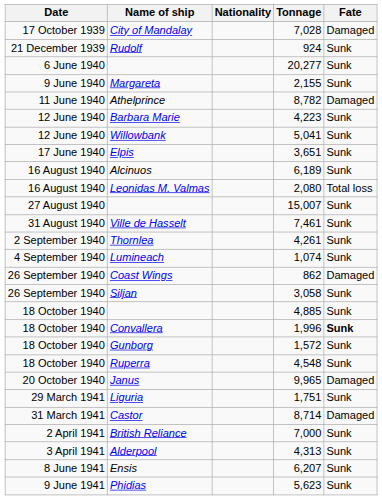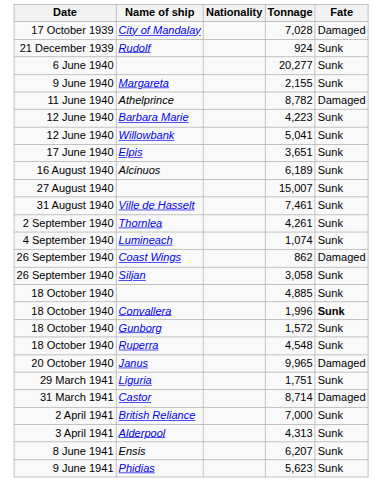- row: (160, 188)
